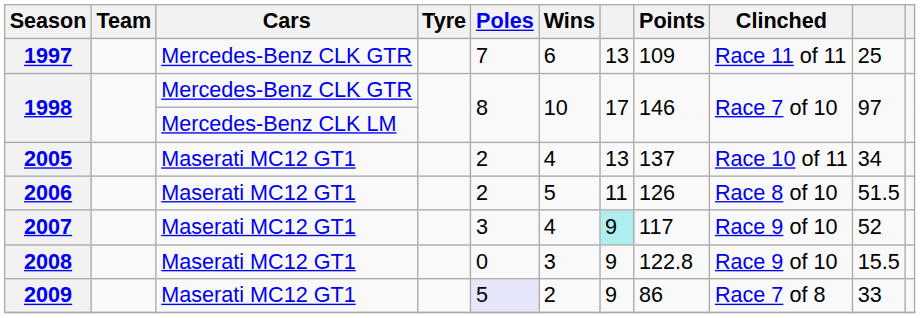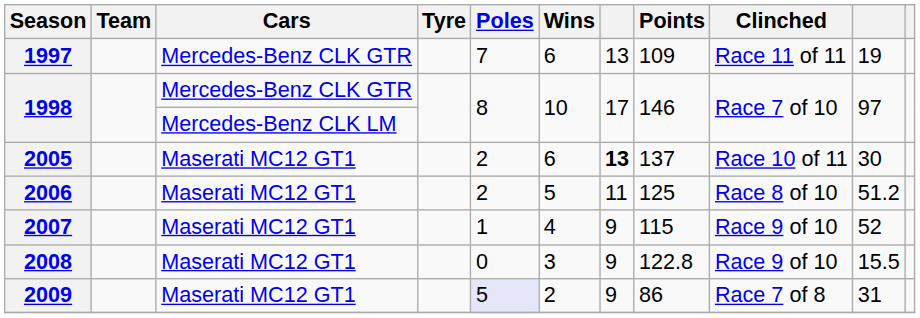(870, 55) 25 -> (870, 55) 19
(550, 158) 4 -> (550, 158) 6
(617, 158) normal -> (617, 158) bold
(870, 158) 34 -> (870, 158) 30
(657, 192) 126 -> (657, 192) 125
(879, 192) 51.5 -> (879, 192) 51.2
(482, 227) 3 -> (482, 227) 1
(611, 227) paleturquoise background -> (611, 227) no background
(656, 227) 117 -> (656, 227) 115
(870, 295) 33 -> (870, 295) 31
